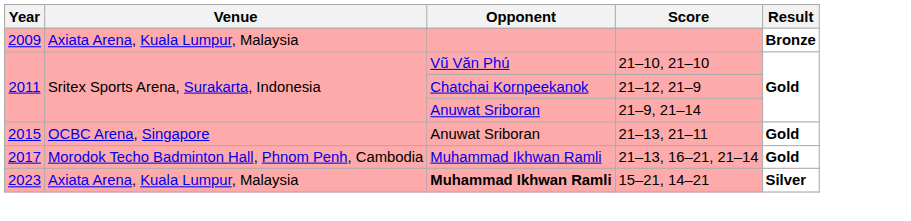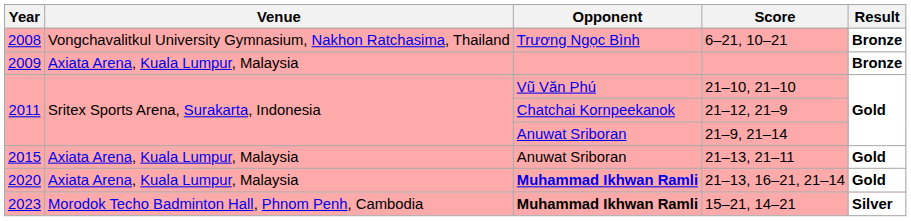+ row: (746, 40)
(129, 134) OCBC Arena, Singapore -> (173, 157) Axiata Arena, Kuala Lumpur, Malaysia
(24, 157) 2017 -> (24, 181) 2020
(236, 157) Morodok Techo Badminton Hall, Phnom Penh, Cambodia -> (173, 181) Axiata Arena, Kuala Lumpur, Malaysia
(516, 157) normal -> (607, 181) bold
(173, 181) Axiata Arena, Kuala Lumpur, Malaysia -> (236, 204) Morodok Techo Badminton Hall, Phnom Penh, Cambodia
